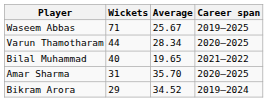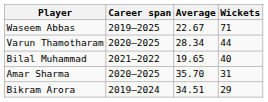columns swapped: (128, 12) <-> (229, 12)
(167, 28) 25.67 -> (190, 28) 22.67
(167, 89) 34.52 -> (190, 89) 34.51
